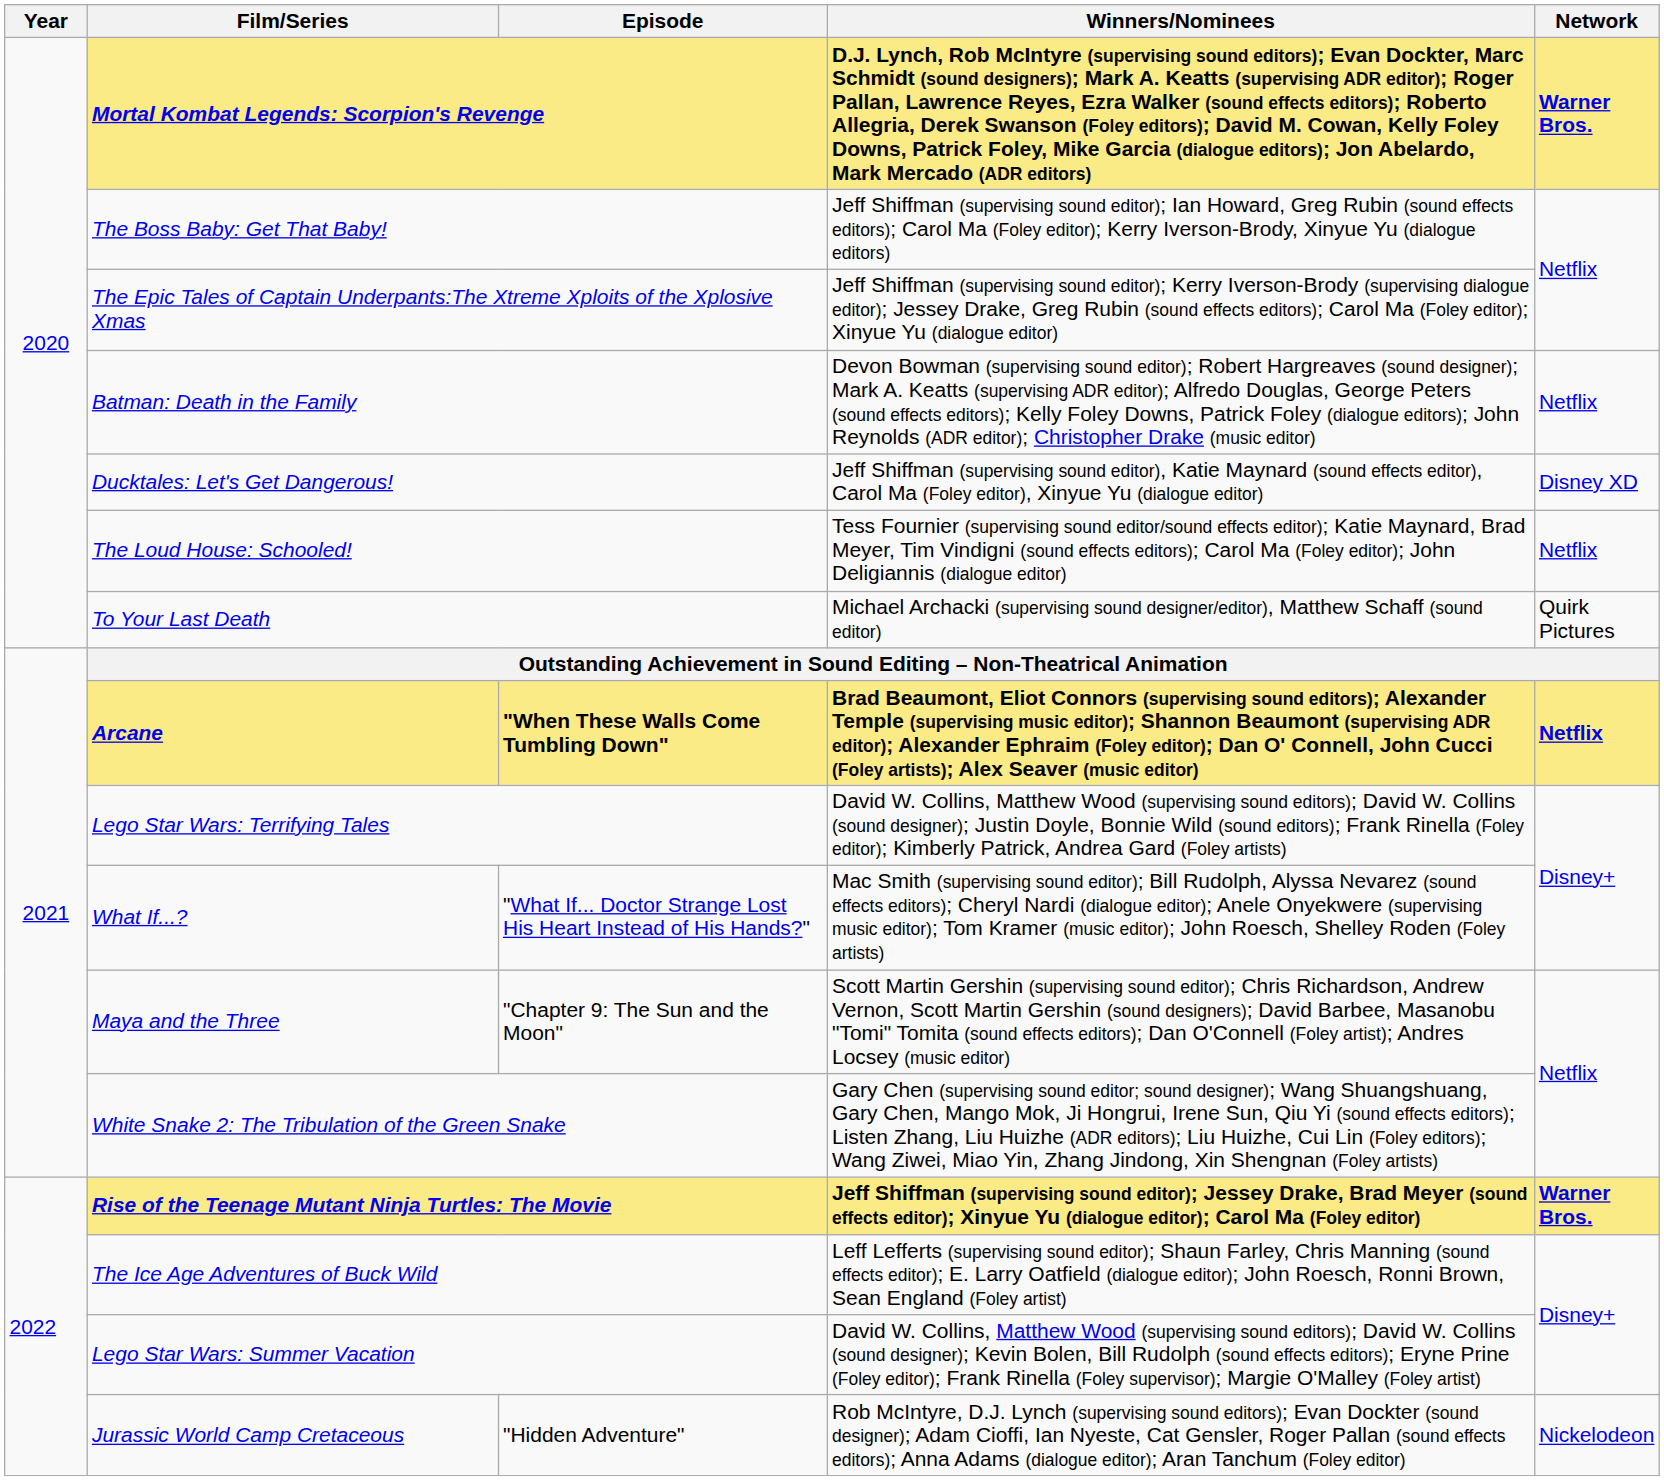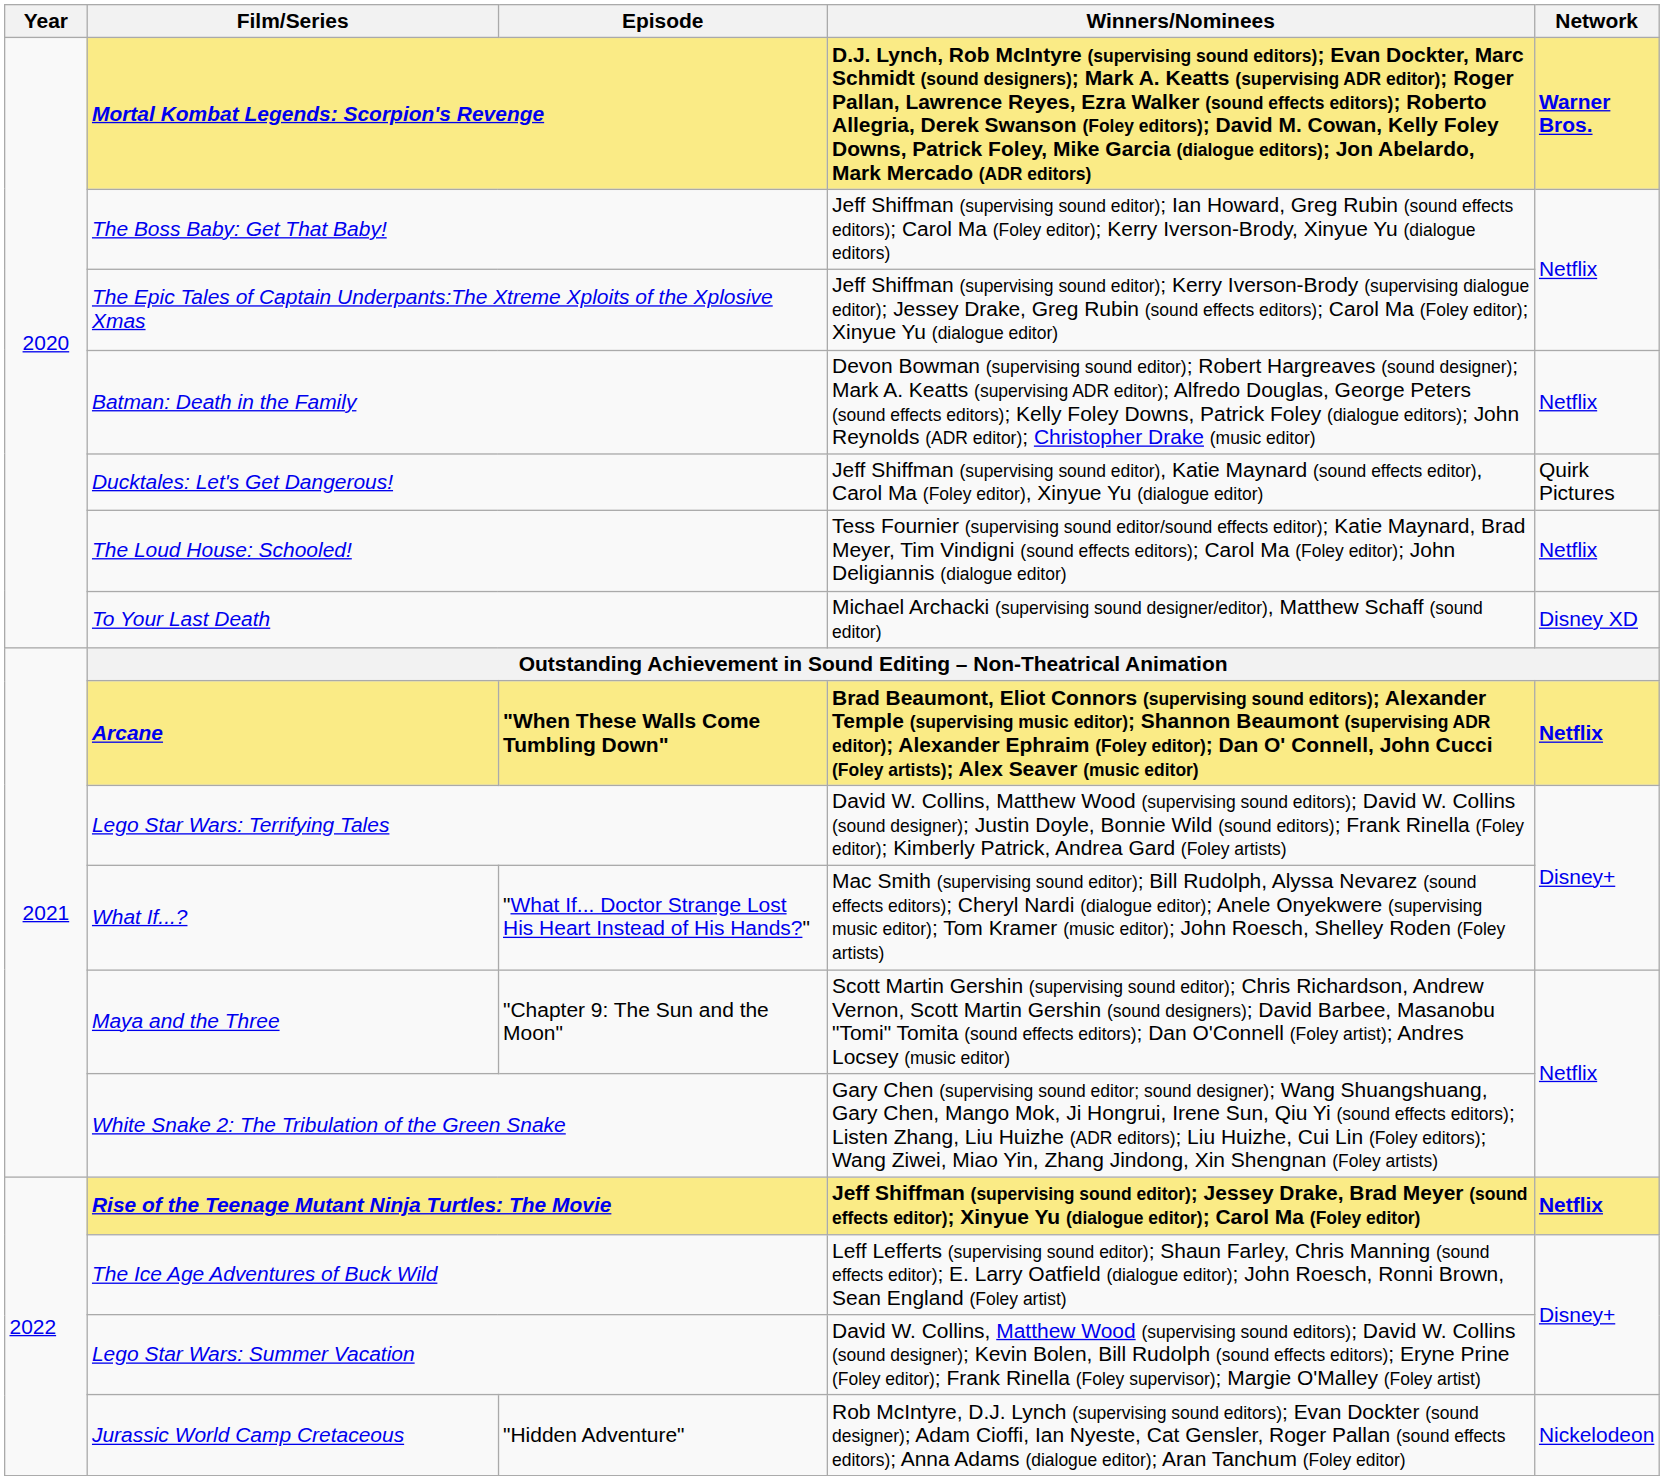(1588, 482) Disney XD -> (1577, 482) Quirk Pictures
(1577, 619) Quirk Pictures -> (1588, 619) Disney XD
(1575, 1205) Warner Bros. -> (1571, 1205) Netflix
